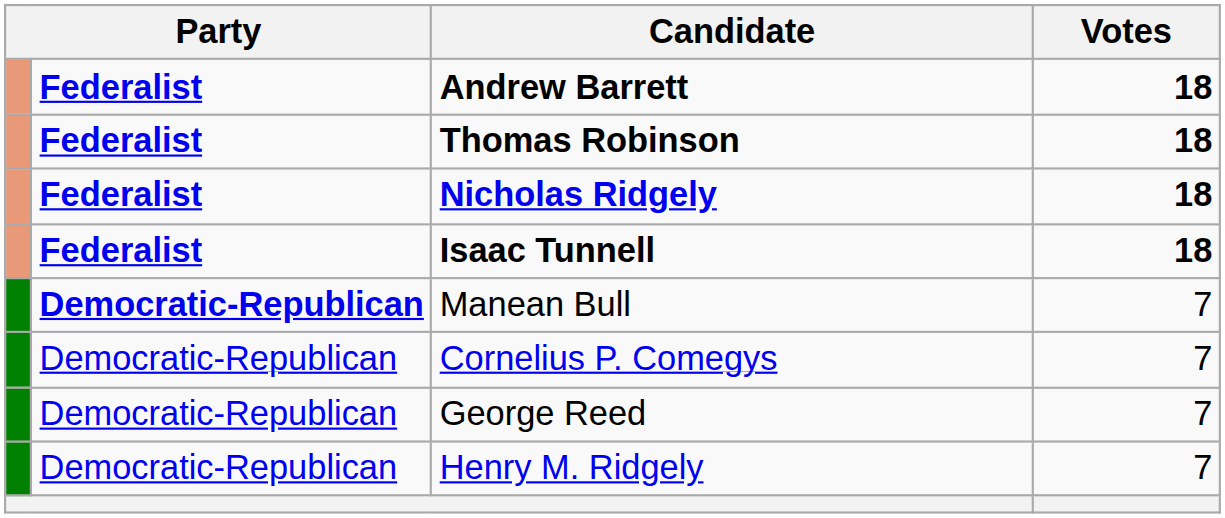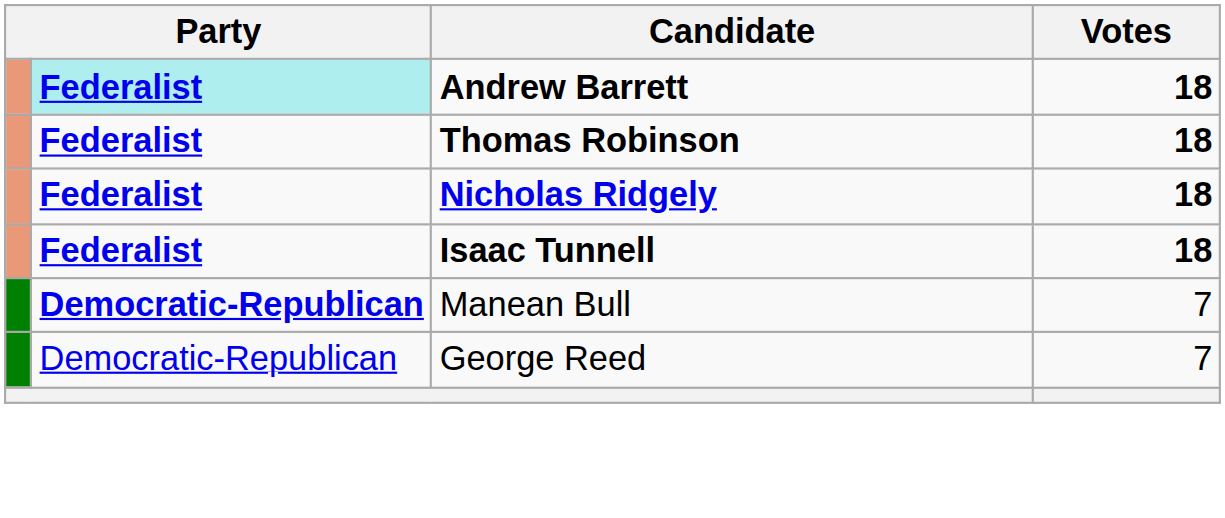(121, 86) no background -> (121, 86) paleturquoise background
- row: (609, 359)
- row: (572, 468)
